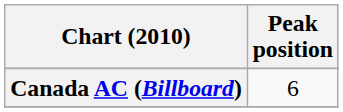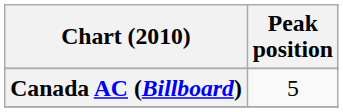(293, 87) 6 -> (293, 87) 5
